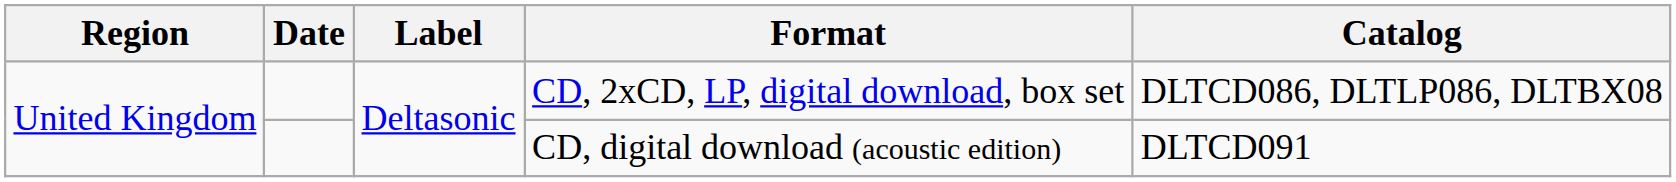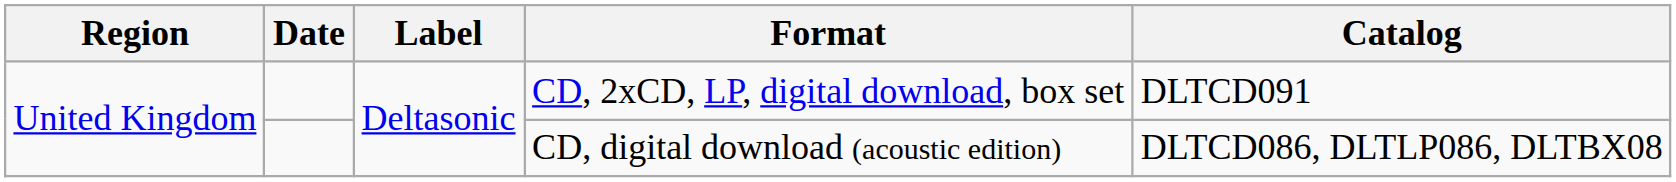(1402, 90) DLTCD086, DLTLP086, DLTBX08 -> (1226, 90) DLTCD091
(1226, 147) DLTCD091 -> (1402, 147) DLTCD086, DLTLP086, DLTBX08
